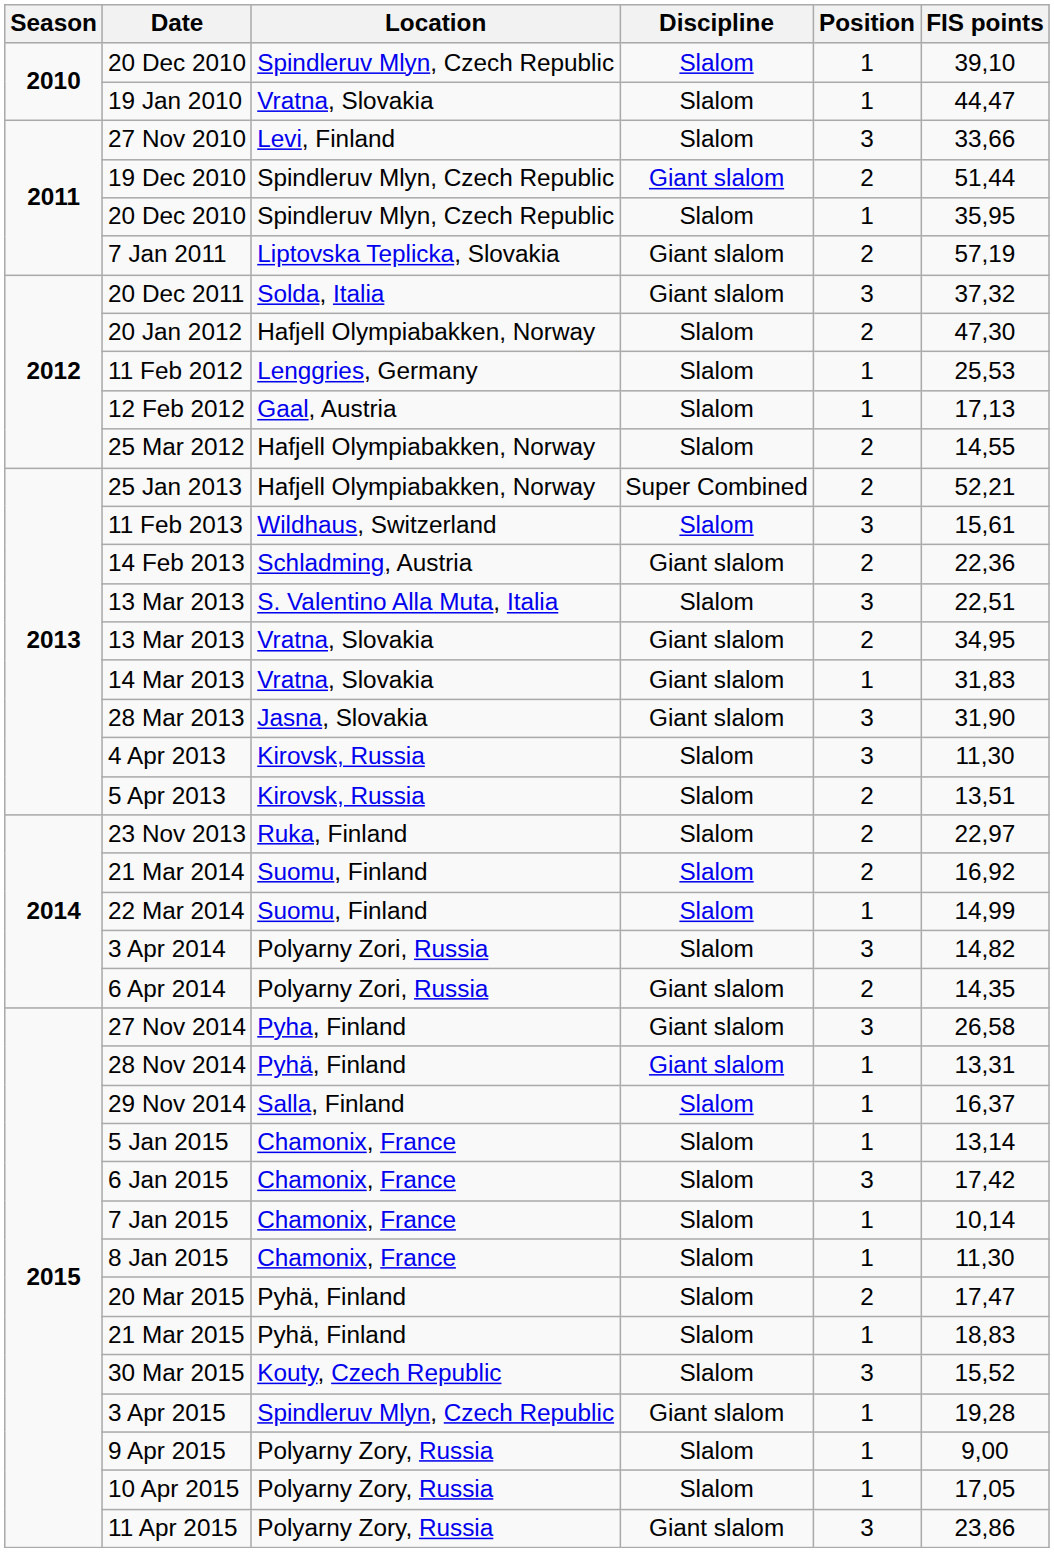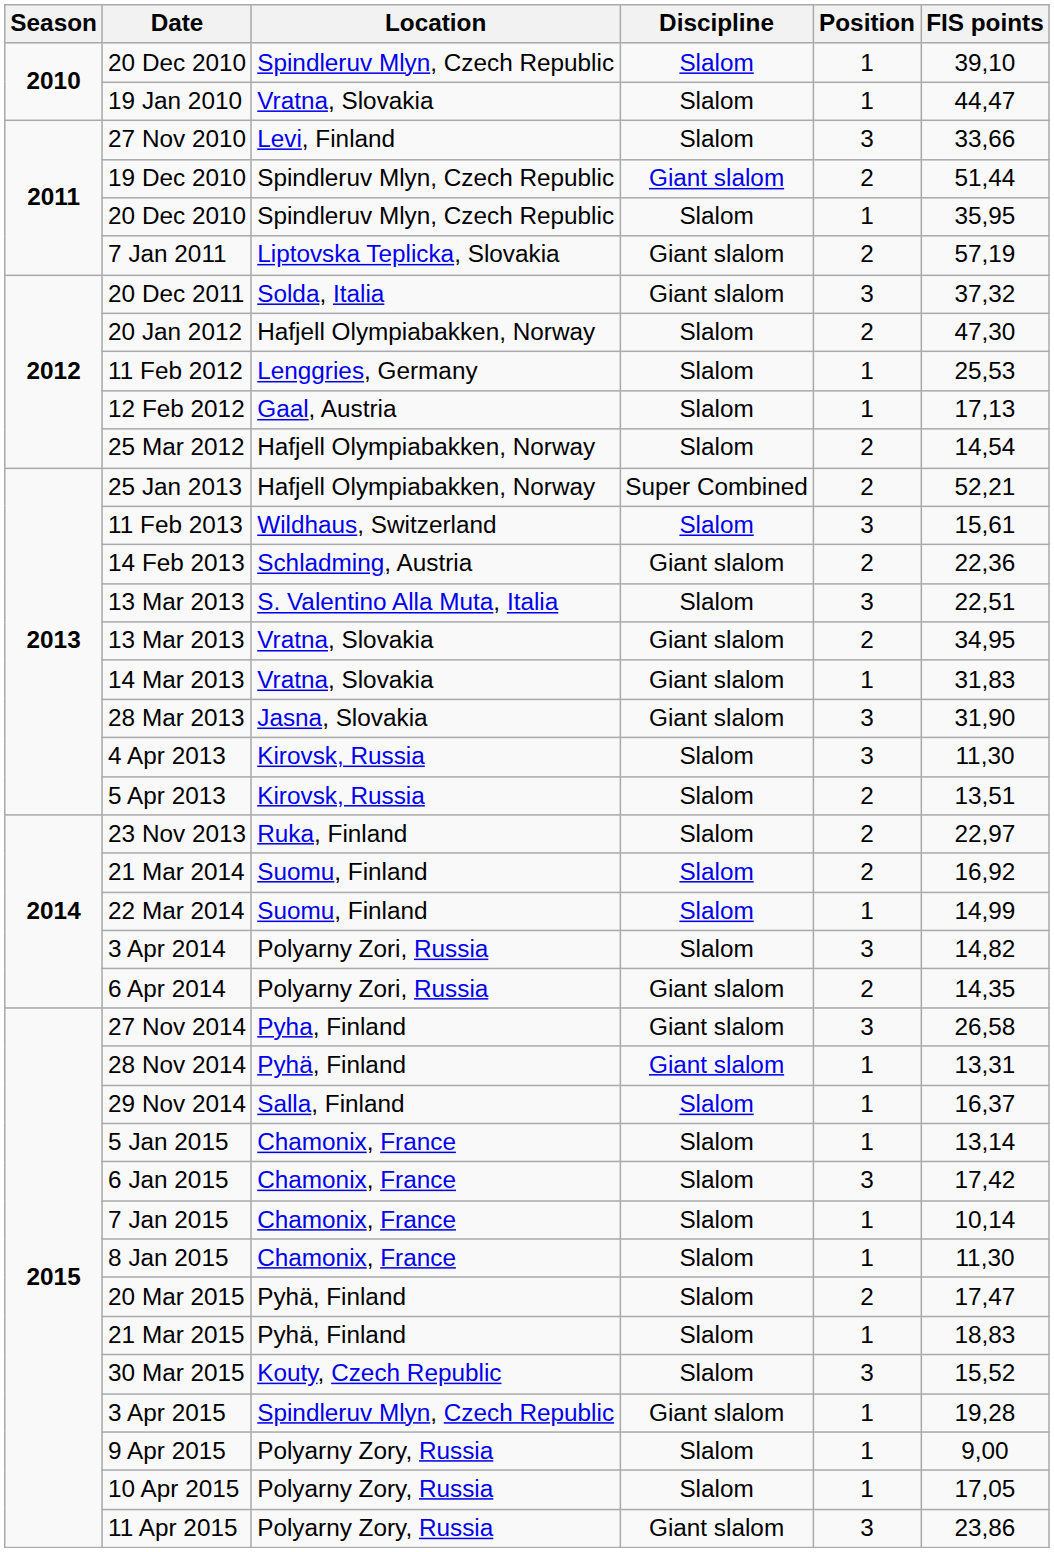(985, 448) 14,55 -> (985, 448) 14,54
